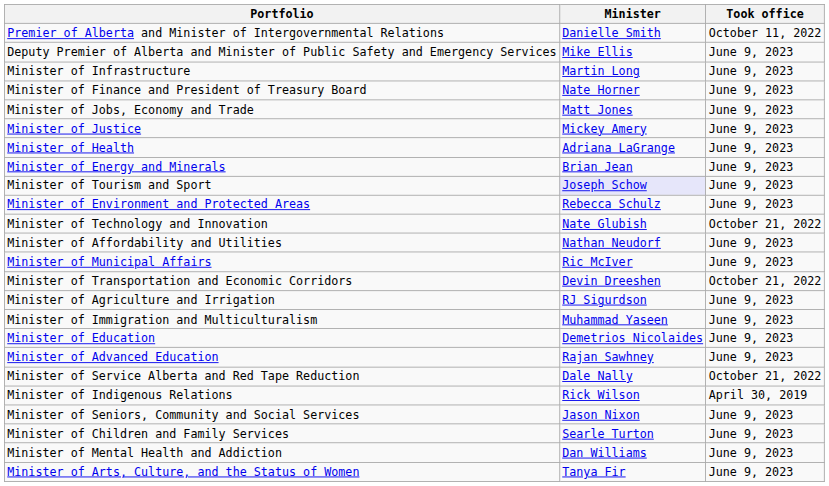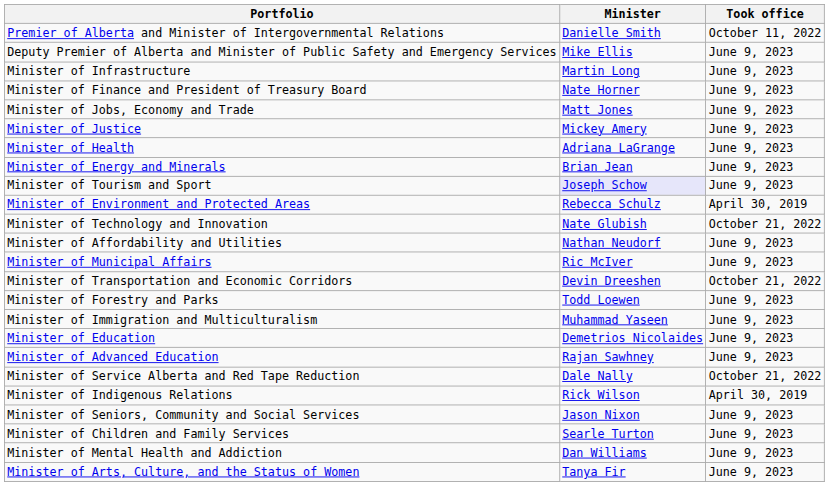(751, 205) June 9, 2023 -> (758, 205) April 30, 2019
- row: (141, 300)
+ row: (113, 300)
